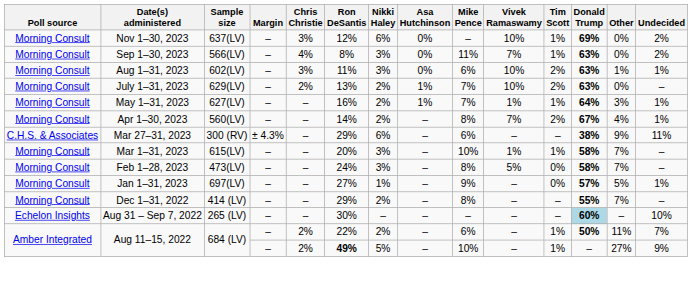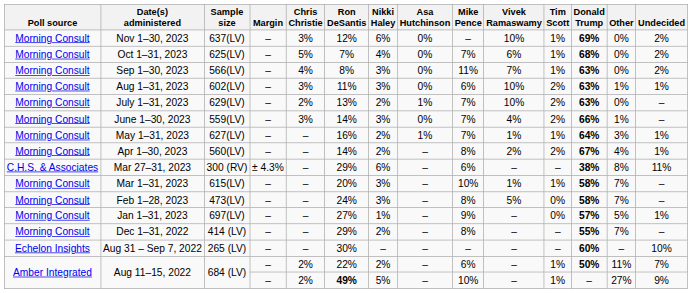+ row: (152, 55)
+ row: (152, 119)
(514, 119) 7% -> (514, 152) 2%
(621, 135) 9% -> (621, 168) 8%
(589, 216) lightblue background -> (589, 248) no background
